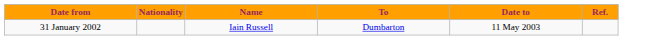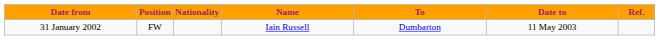+ column: (155, 12)
